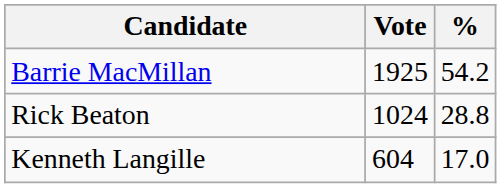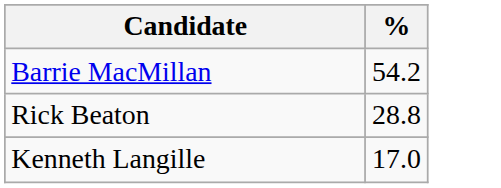- column: (400, 26)
